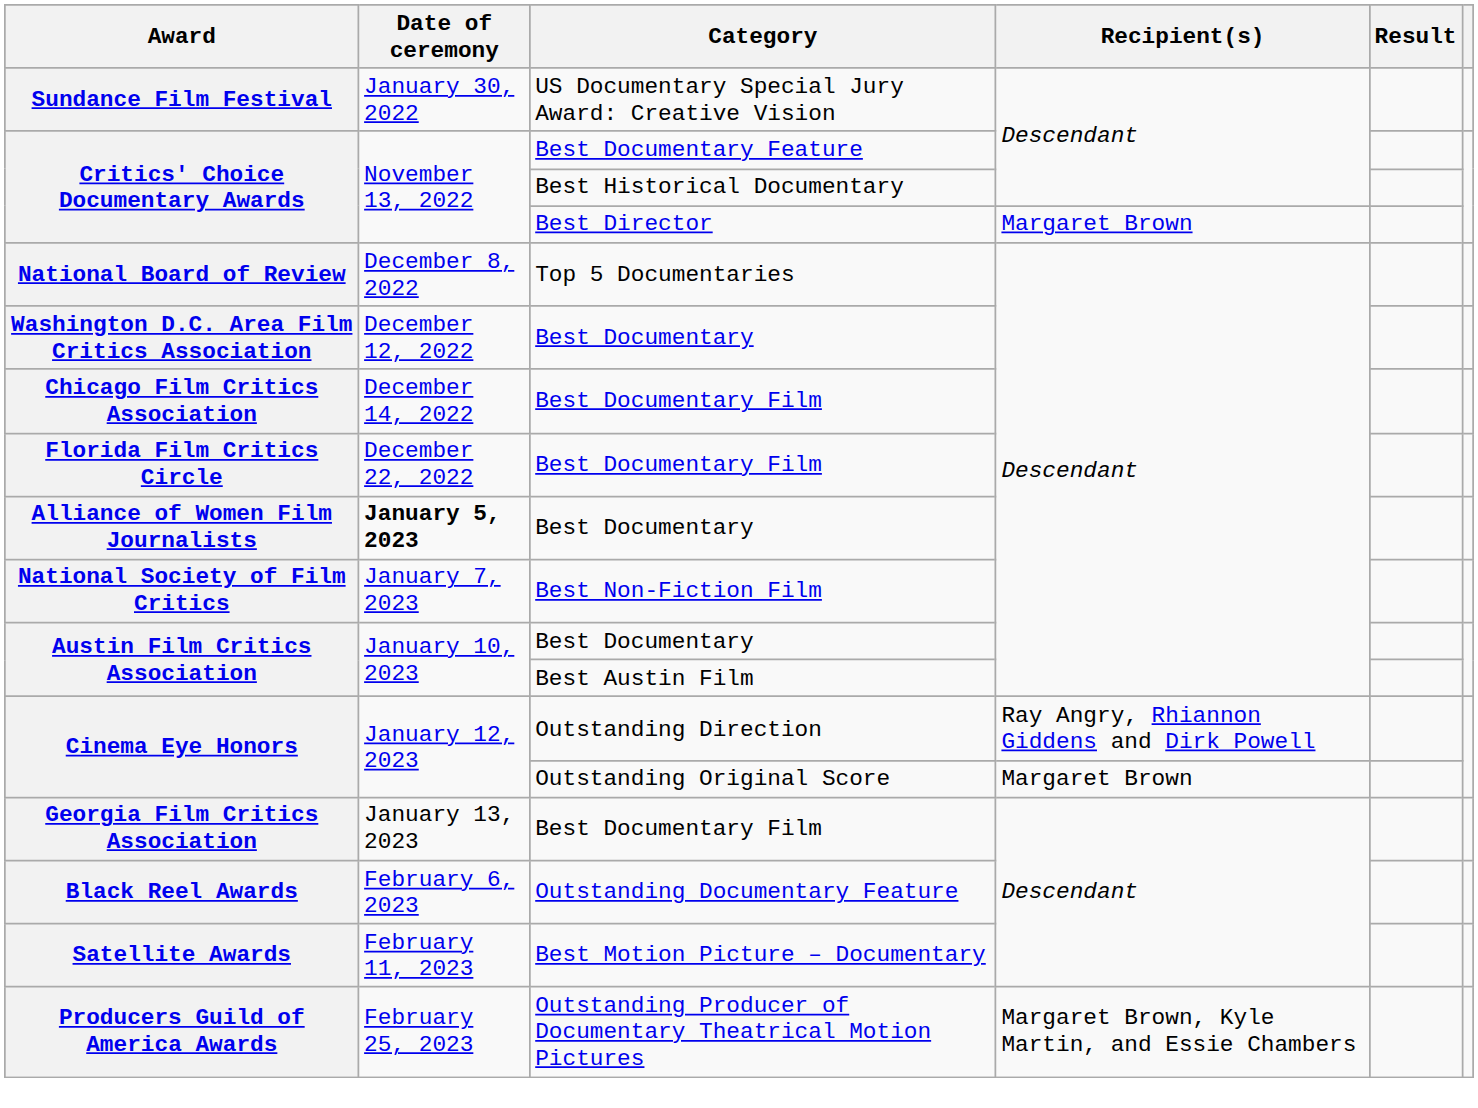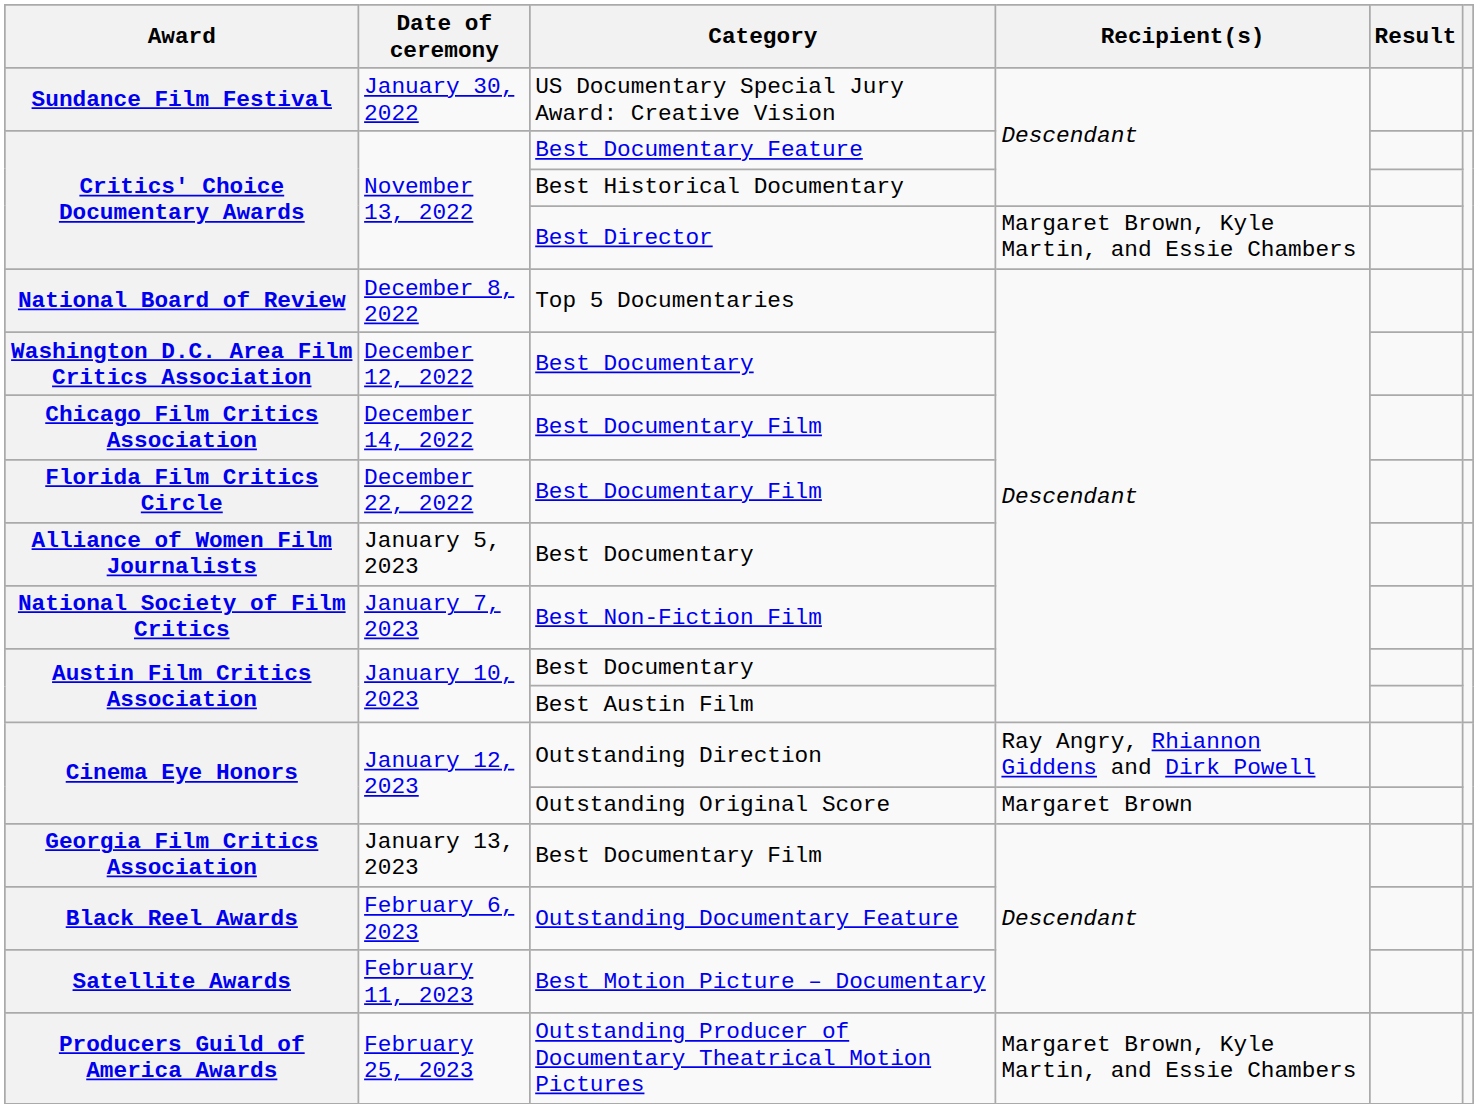(1097, 224) Margaret Brown -> (1179, 237) Margaret Brown, Kyle Martin, and Essie Chambers
(432, 528) bold -> (432, 554) normal
